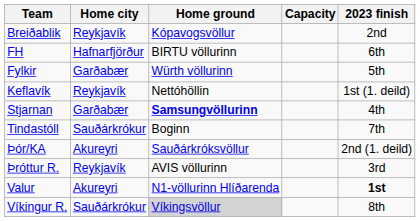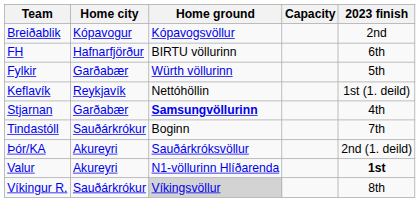(99, 33) Reykjavík -> (102, 33) Kópavogur
- row: (33, 168)
